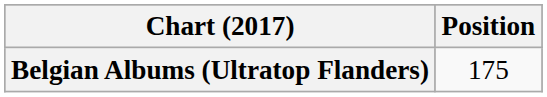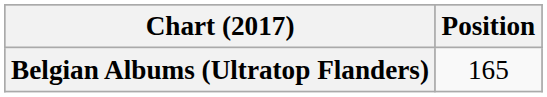(488, 69) 175 -> (488, 69) 165
